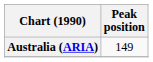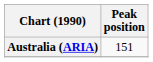(124, 47) 149 -> (124, 47) 151
